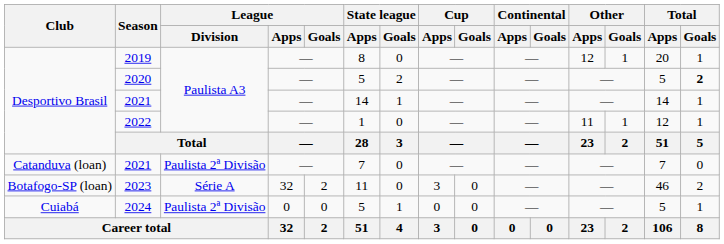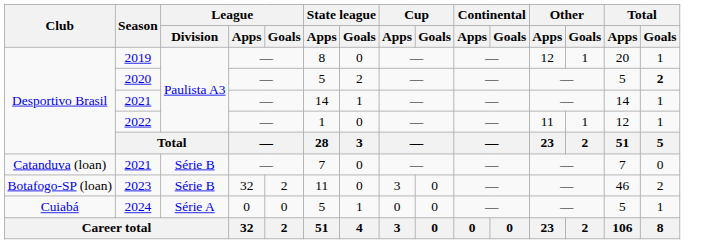(215, 164) Paulista 2ª Divisão -> (195, 164) Série B
(215, 185) Série A -> (195, 185) Série B
(215, 206) Paulista 2ª Divisão -> (195, 206) Série A
